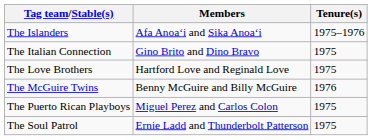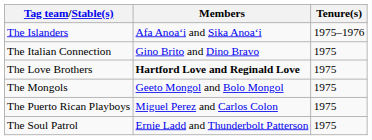(212, 69) normal -> (218, 69) bold
- row: (53, 87)
+ row: (37, 87)
